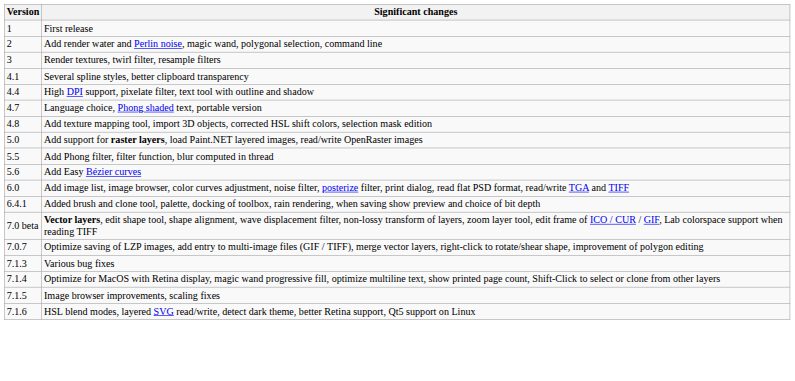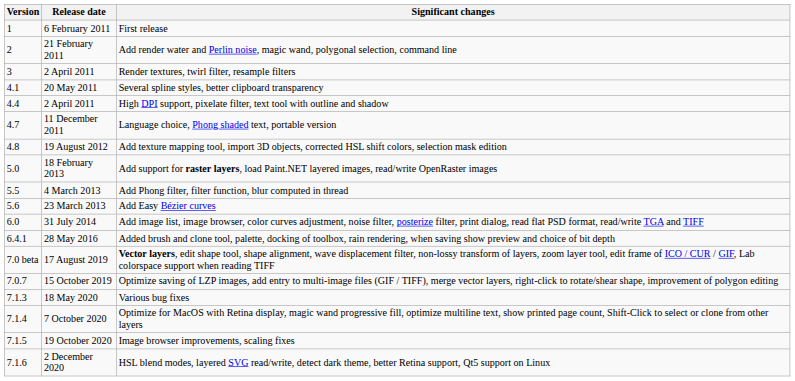+ column: (79, 12)
